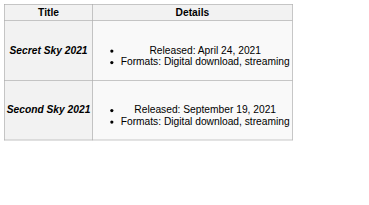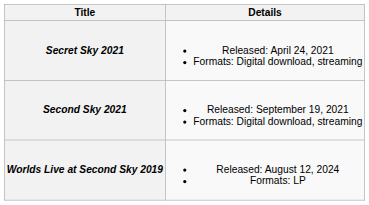+ row: (85, 170)
